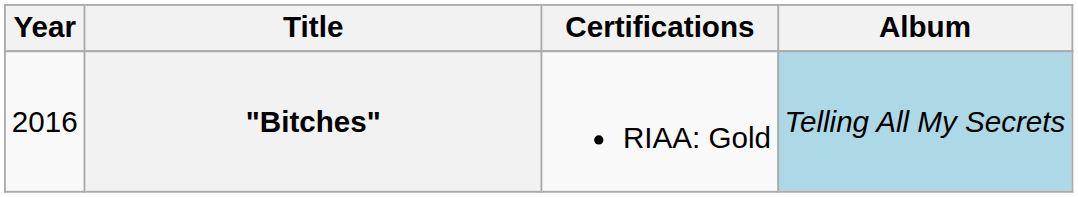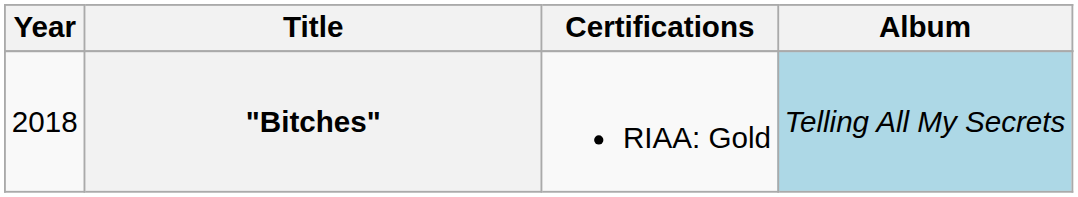(45, 121) 2016 -> (45, 121) 2018
